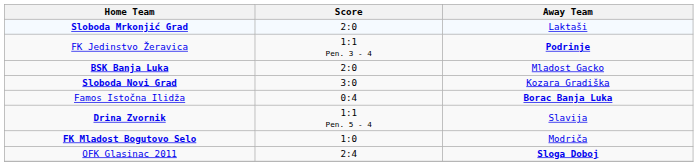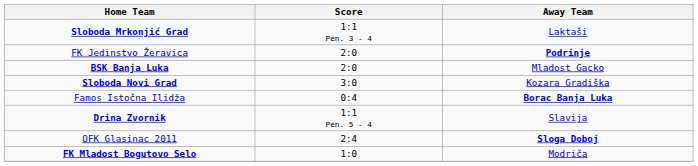(349, 27) 2:0 -> (349, 32) 1:1 Pen. 3 - 4
(349, 47) 1:1 Pen. 3 - 4 -> (349, 53) 2:0
rows swapped: (130, 154) <-> (130, 138)
